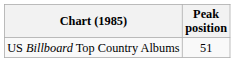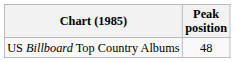(206, 47) 51 -> (206, 47) 48
